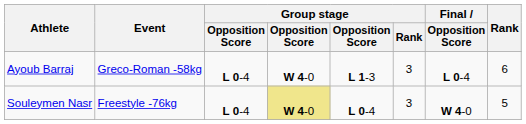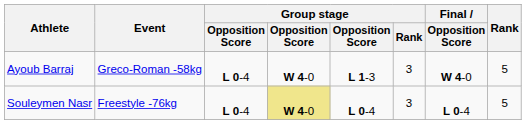(456, 77) L 0-4 -> (456, 77) W 4-0
(505, 69) 6 -> (505, 69) 5
(456, 111) W 4-0 -> (456, 111) L 0-4
